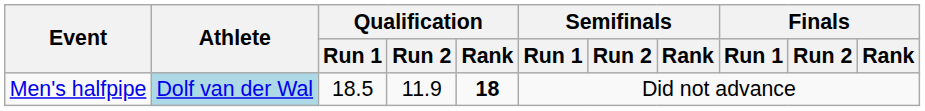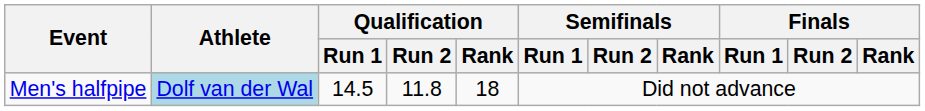(353, 89) 18.5 -> (353, 89) 14.5
(422, 89) 11.9 -> (422, 89) 11.8
(487, 89) bold -> (487, 89) normal
